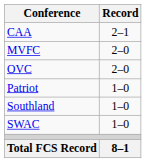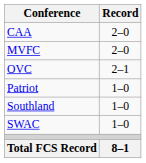(120, 32) 2–1 -> (120, 32) 2–0
(120, 69) 2–0 -> (120, 69) 2–1
